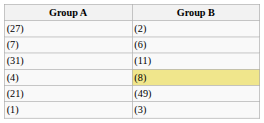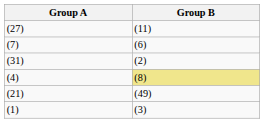(140, 28) (2) -> (143, 28) (11)
(143, 61) (11) -> (140, 61) (2)
